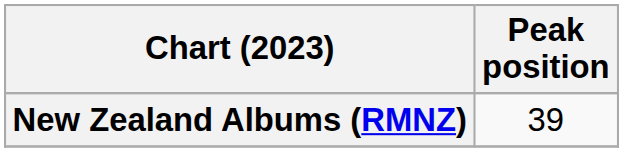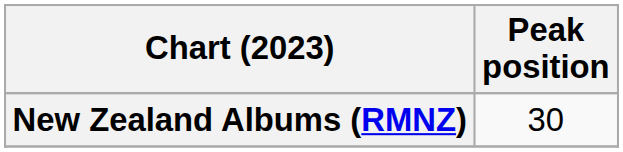(546, 119) 39 -> (546, 119) 30
